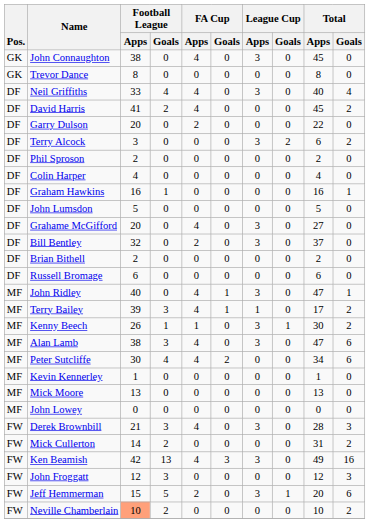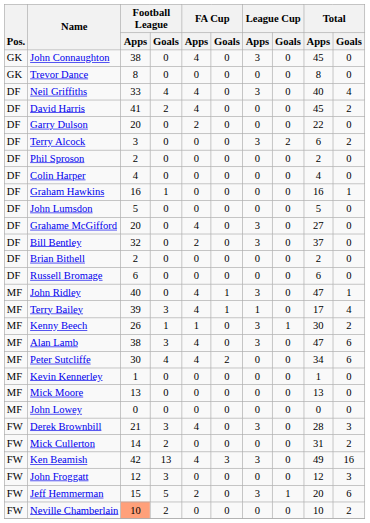(349, 309) 2 -> (349, 309) 4
